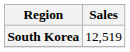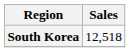(104, 36) 12,519 -> (104, 36) 12,518
